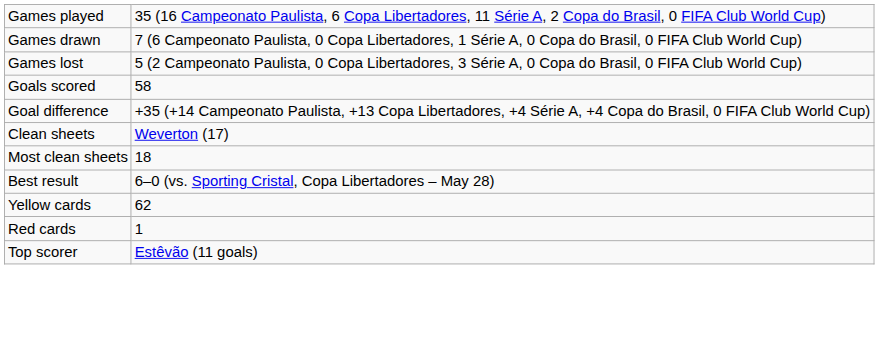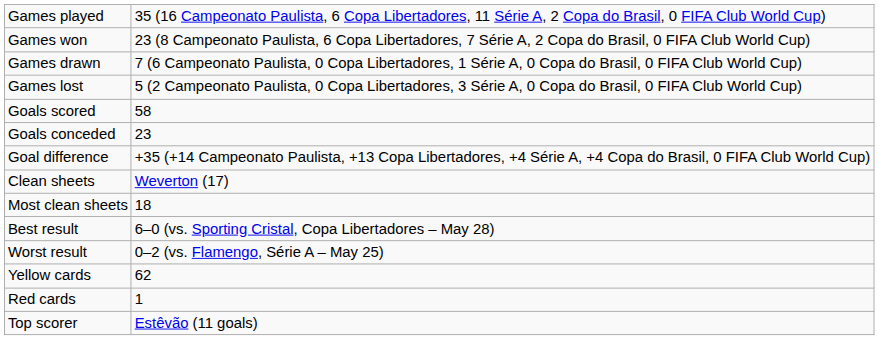+ row: (48, 39)
+ row: (62, 134)
+ row: (47, 252)
